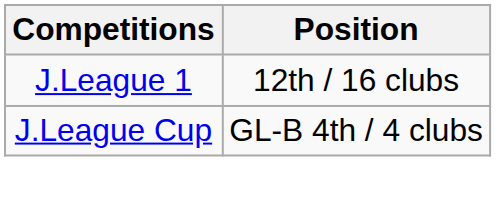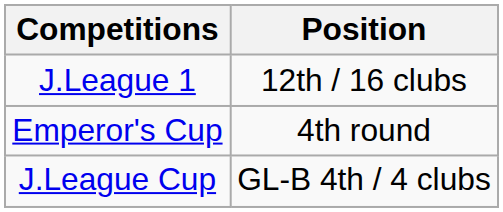+ row: (117, 130)
